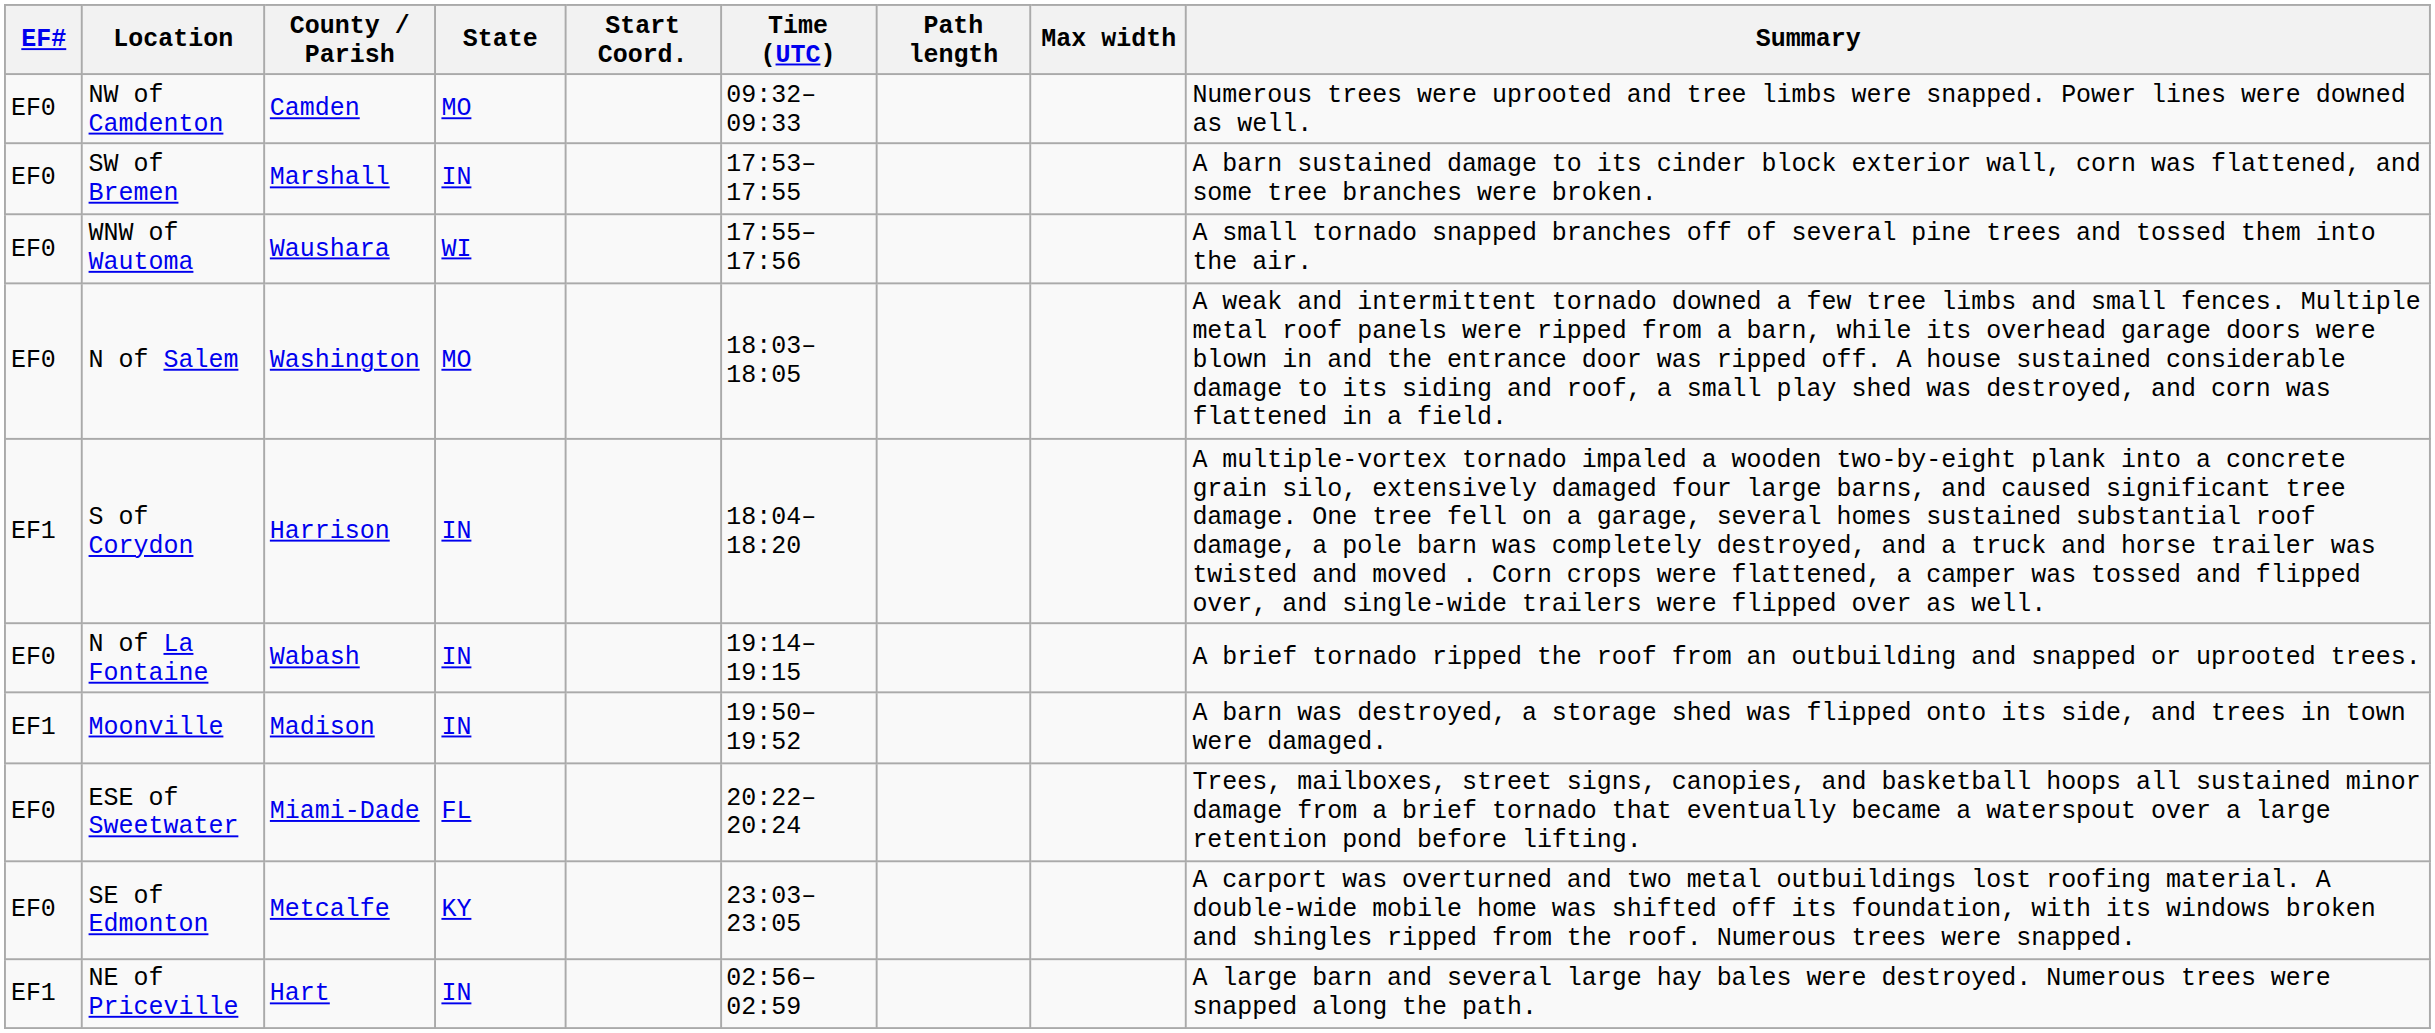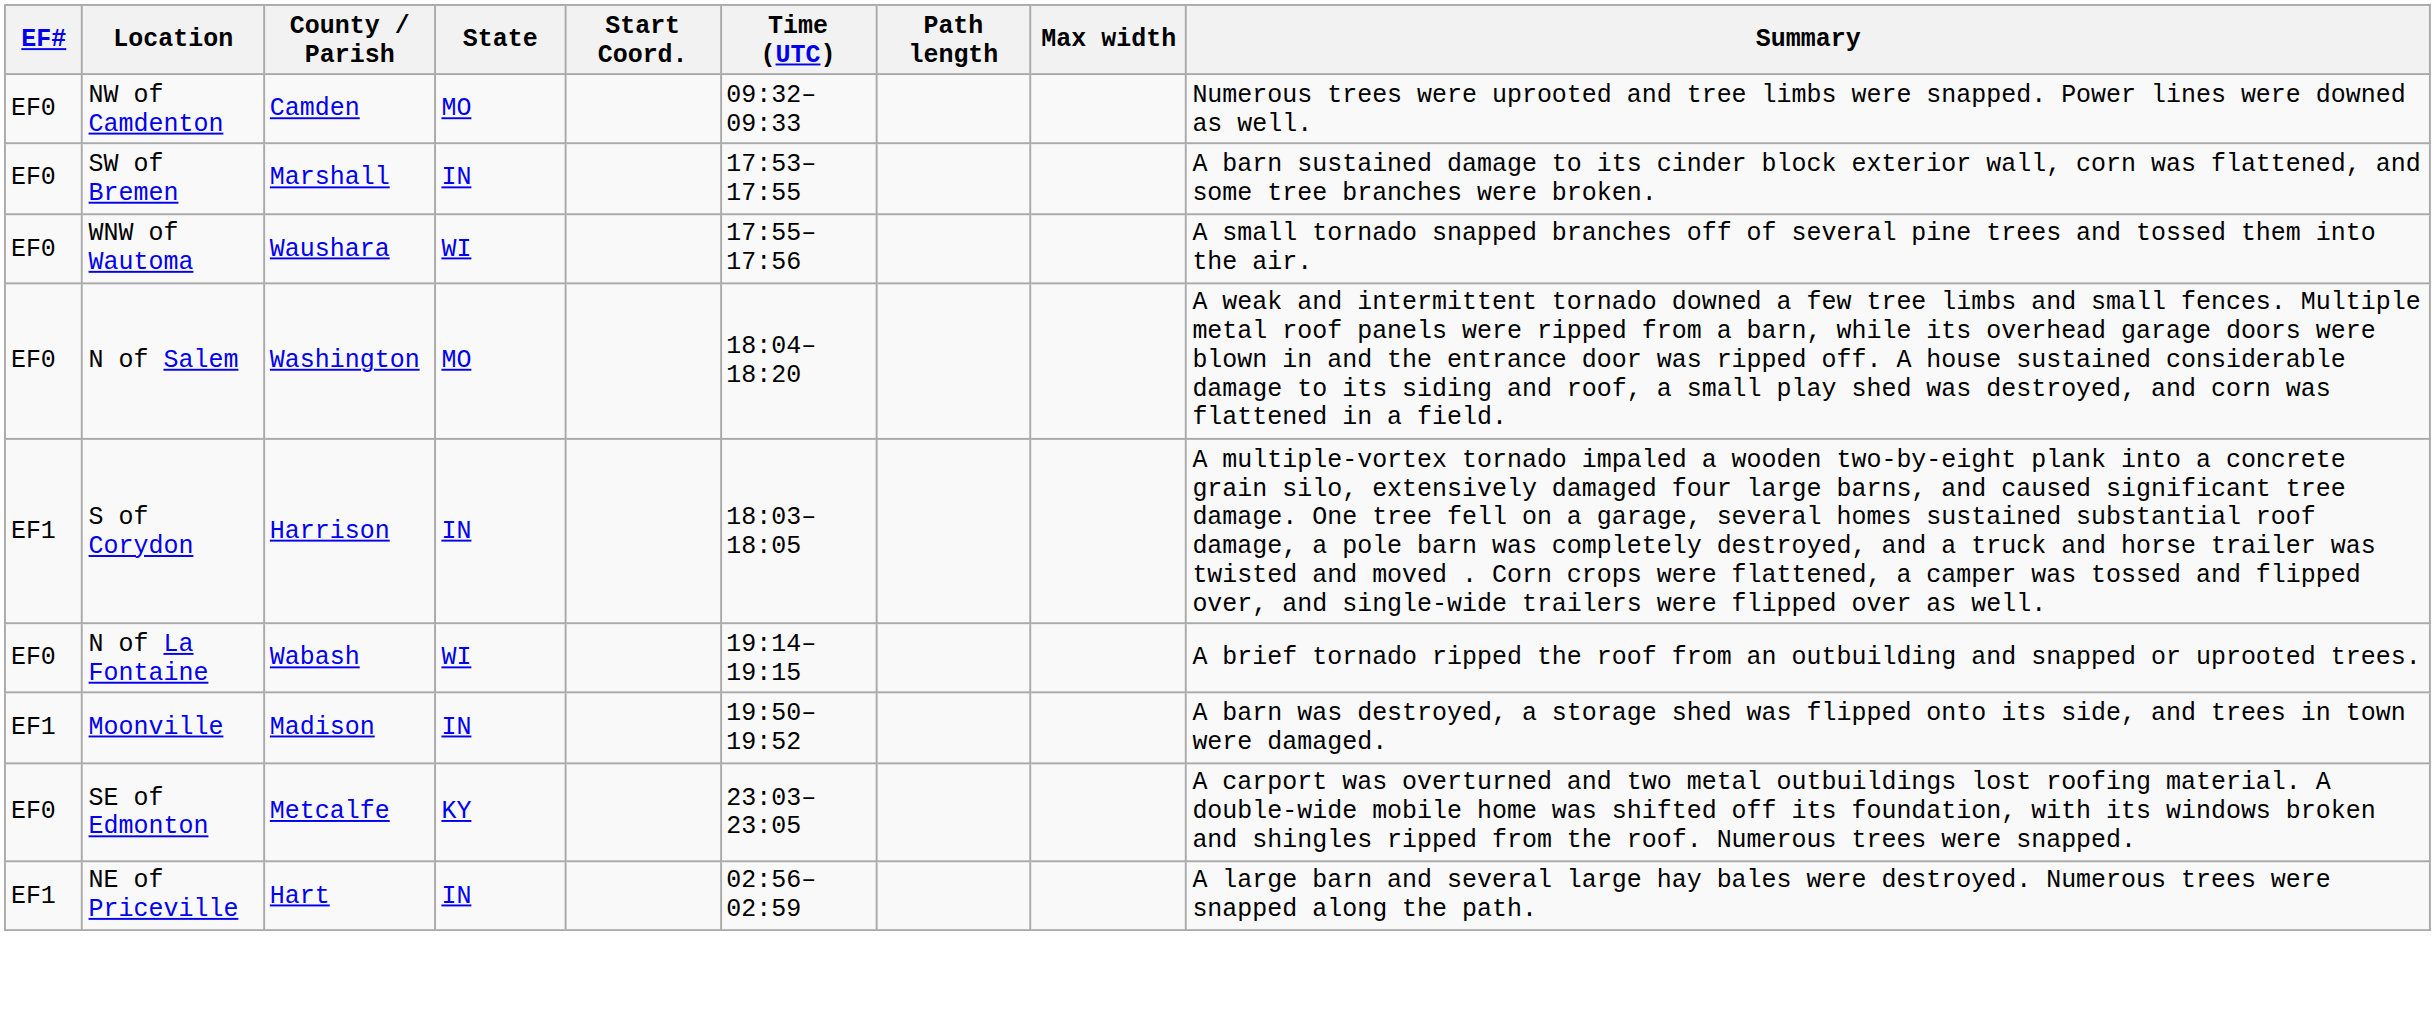(771, 361) 18:03–18:05 -> (771, 361) 18:04–18:20
(771, 531) 18:04–18:20 -> (771, 531) 18:03–18:05
(456, 658) IN -> (456, 658) WI
- row: (163, 812)
